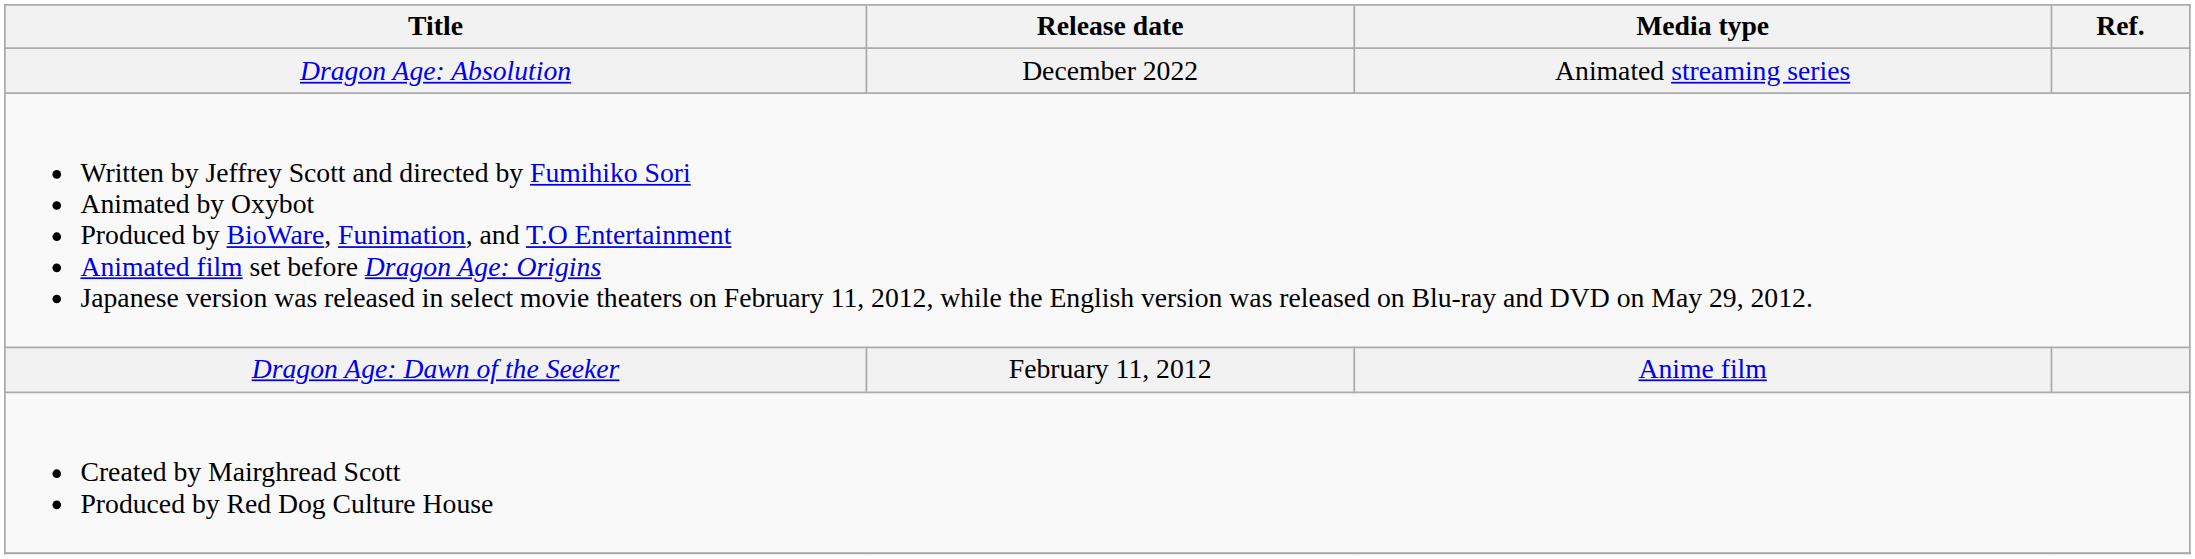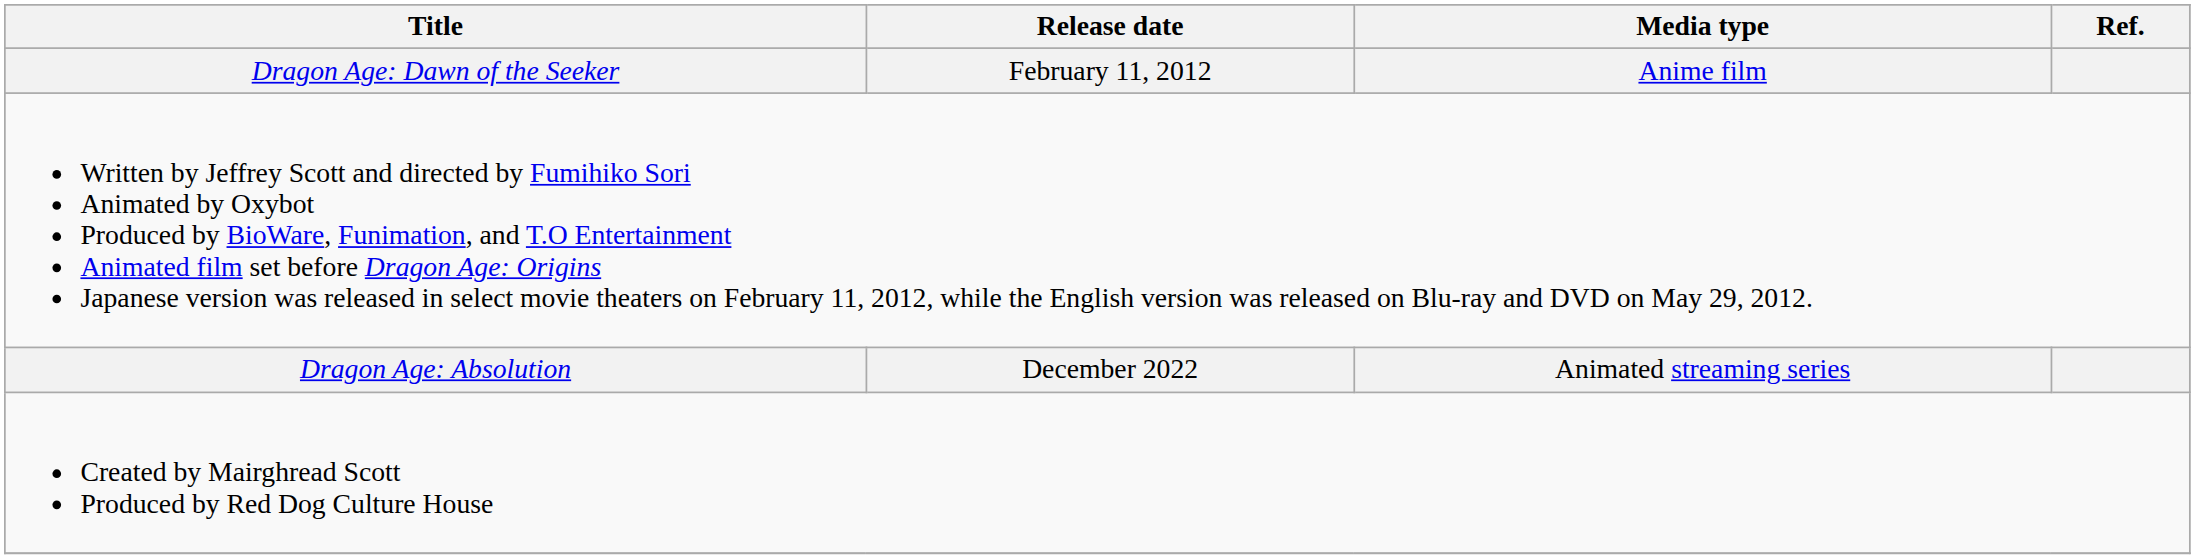rows swapped: (436, 369) <-> (436, 70)
